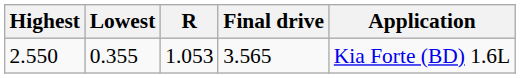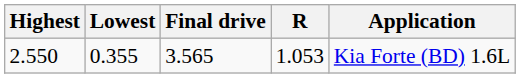columns swapped: (189, 21) <-> (274, 21)
